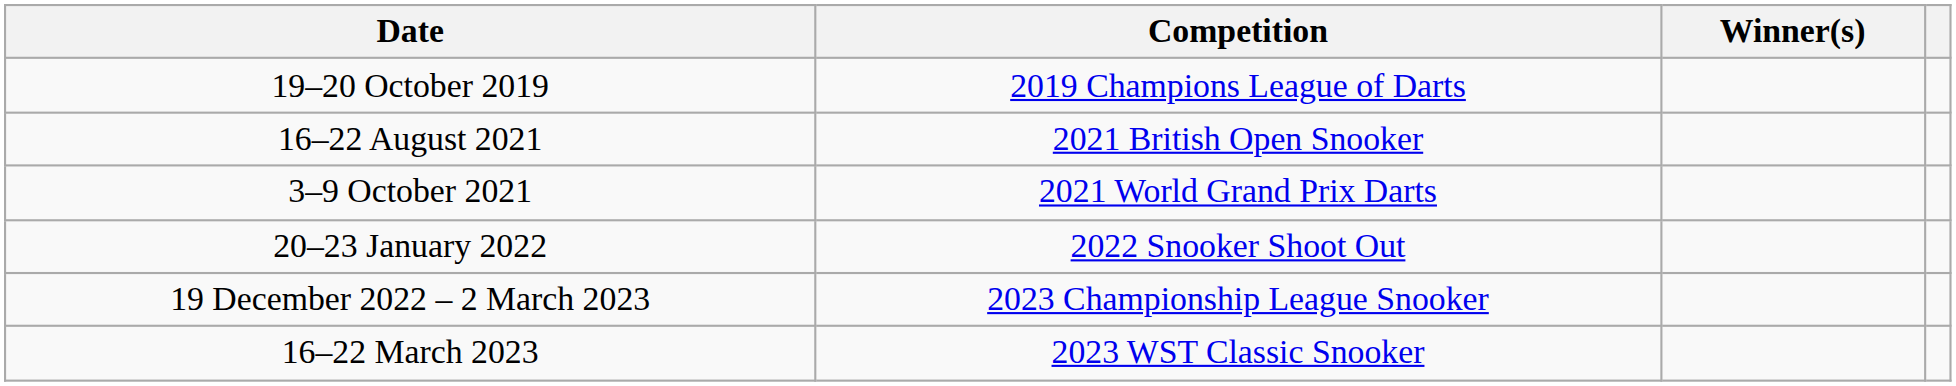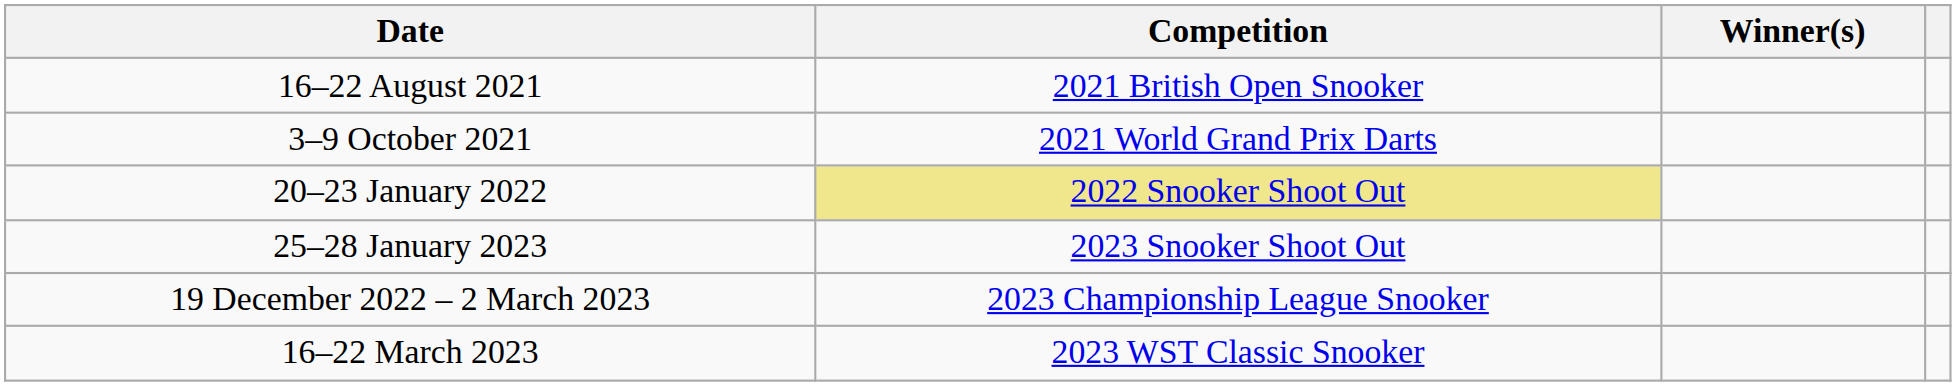- row: (410, 84)
(1238, 245) no background -> (1238, 191) khaki background
+ row: (410, 245)
